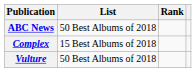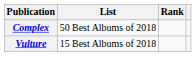- row: (31, 28)
(108, 43) 15 Best Albums of 2018 -> (108, 28) 50 Best Albums of 2018
(108, 59) 50 Best Albums of 2018 -> (108, 43) 15 Best Albums of 2018
